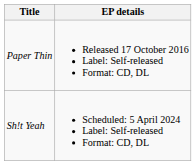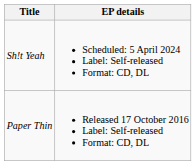rows swapped: (29, 55) <-> (26, 125)
